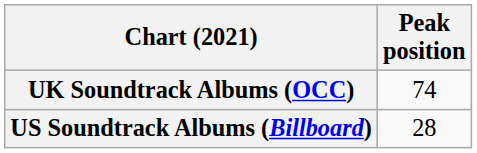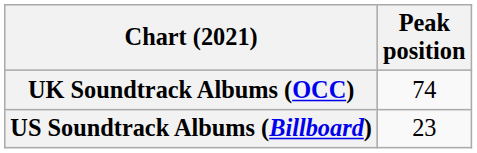(424, 128) 28 -> (424, 128) 23
